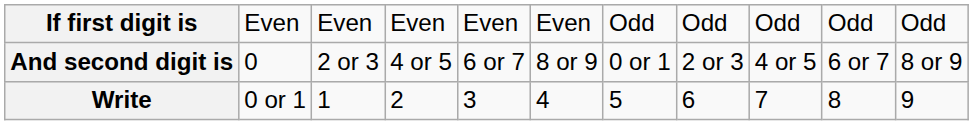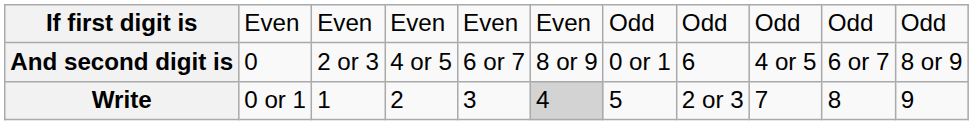(713, 61) 2 or 3 -> (689, 61) 6
(543, 100) no background -> (543, 100) lightgrey background
(689, 100) 6 -> (713, 100) 2 or 3
